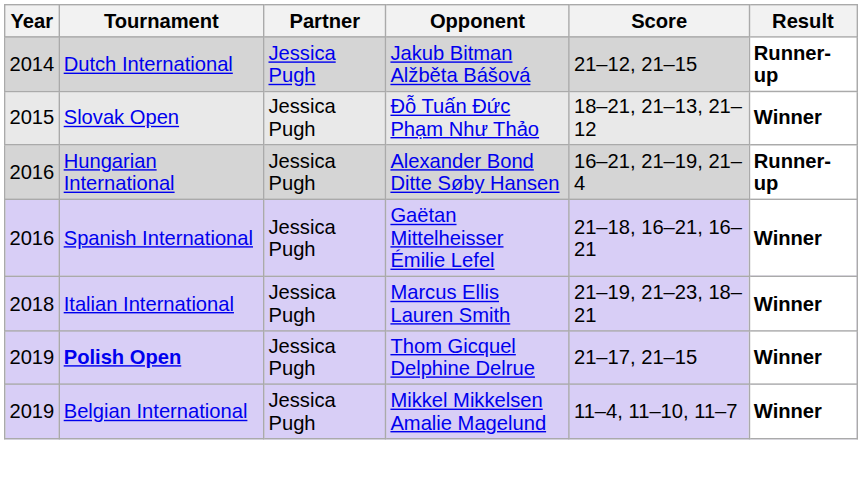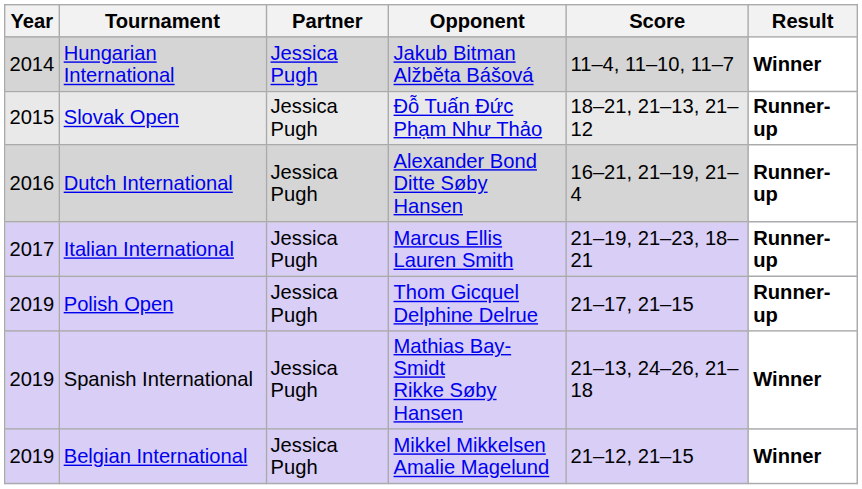(148, 64) Dutch International -> (119, 64) Hungarian International
(636, 64) 21–12, 21–15 -> (652, 64) 11–4, 11–10, 11–7
(792, 64) Runner-up -> (787, 64) Winner
(788, 118) Winner -> (792, 118) Runner-up
(119, 173) Hungarian International -> (148, 184) Dutch International
- row: (447, 238)
(32, 303) 2018 -> (32, 249) 2017
(788, 303) Winner -> (792, 249) Runner-up
(122, 358) bold -> (119, 303) normal
(788, 358) Winner -> (792, 303) Runner-up
+ row: (452, 380)
(656, 412) 11–4, 11–10, 11–7 -> (632, 457) 21–12, 21–15
